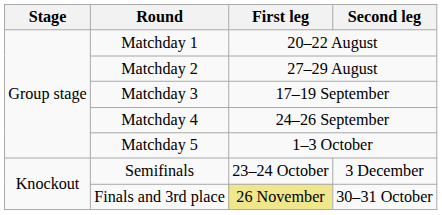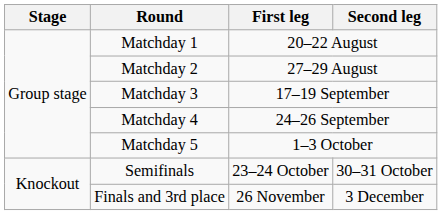(384, 171) 3 December -> (384, 171) 30–31 October
(281, 196) khaki background -> (281, 196) no background
(384, 196) 30–31 October -> (384, 196) 3 December
